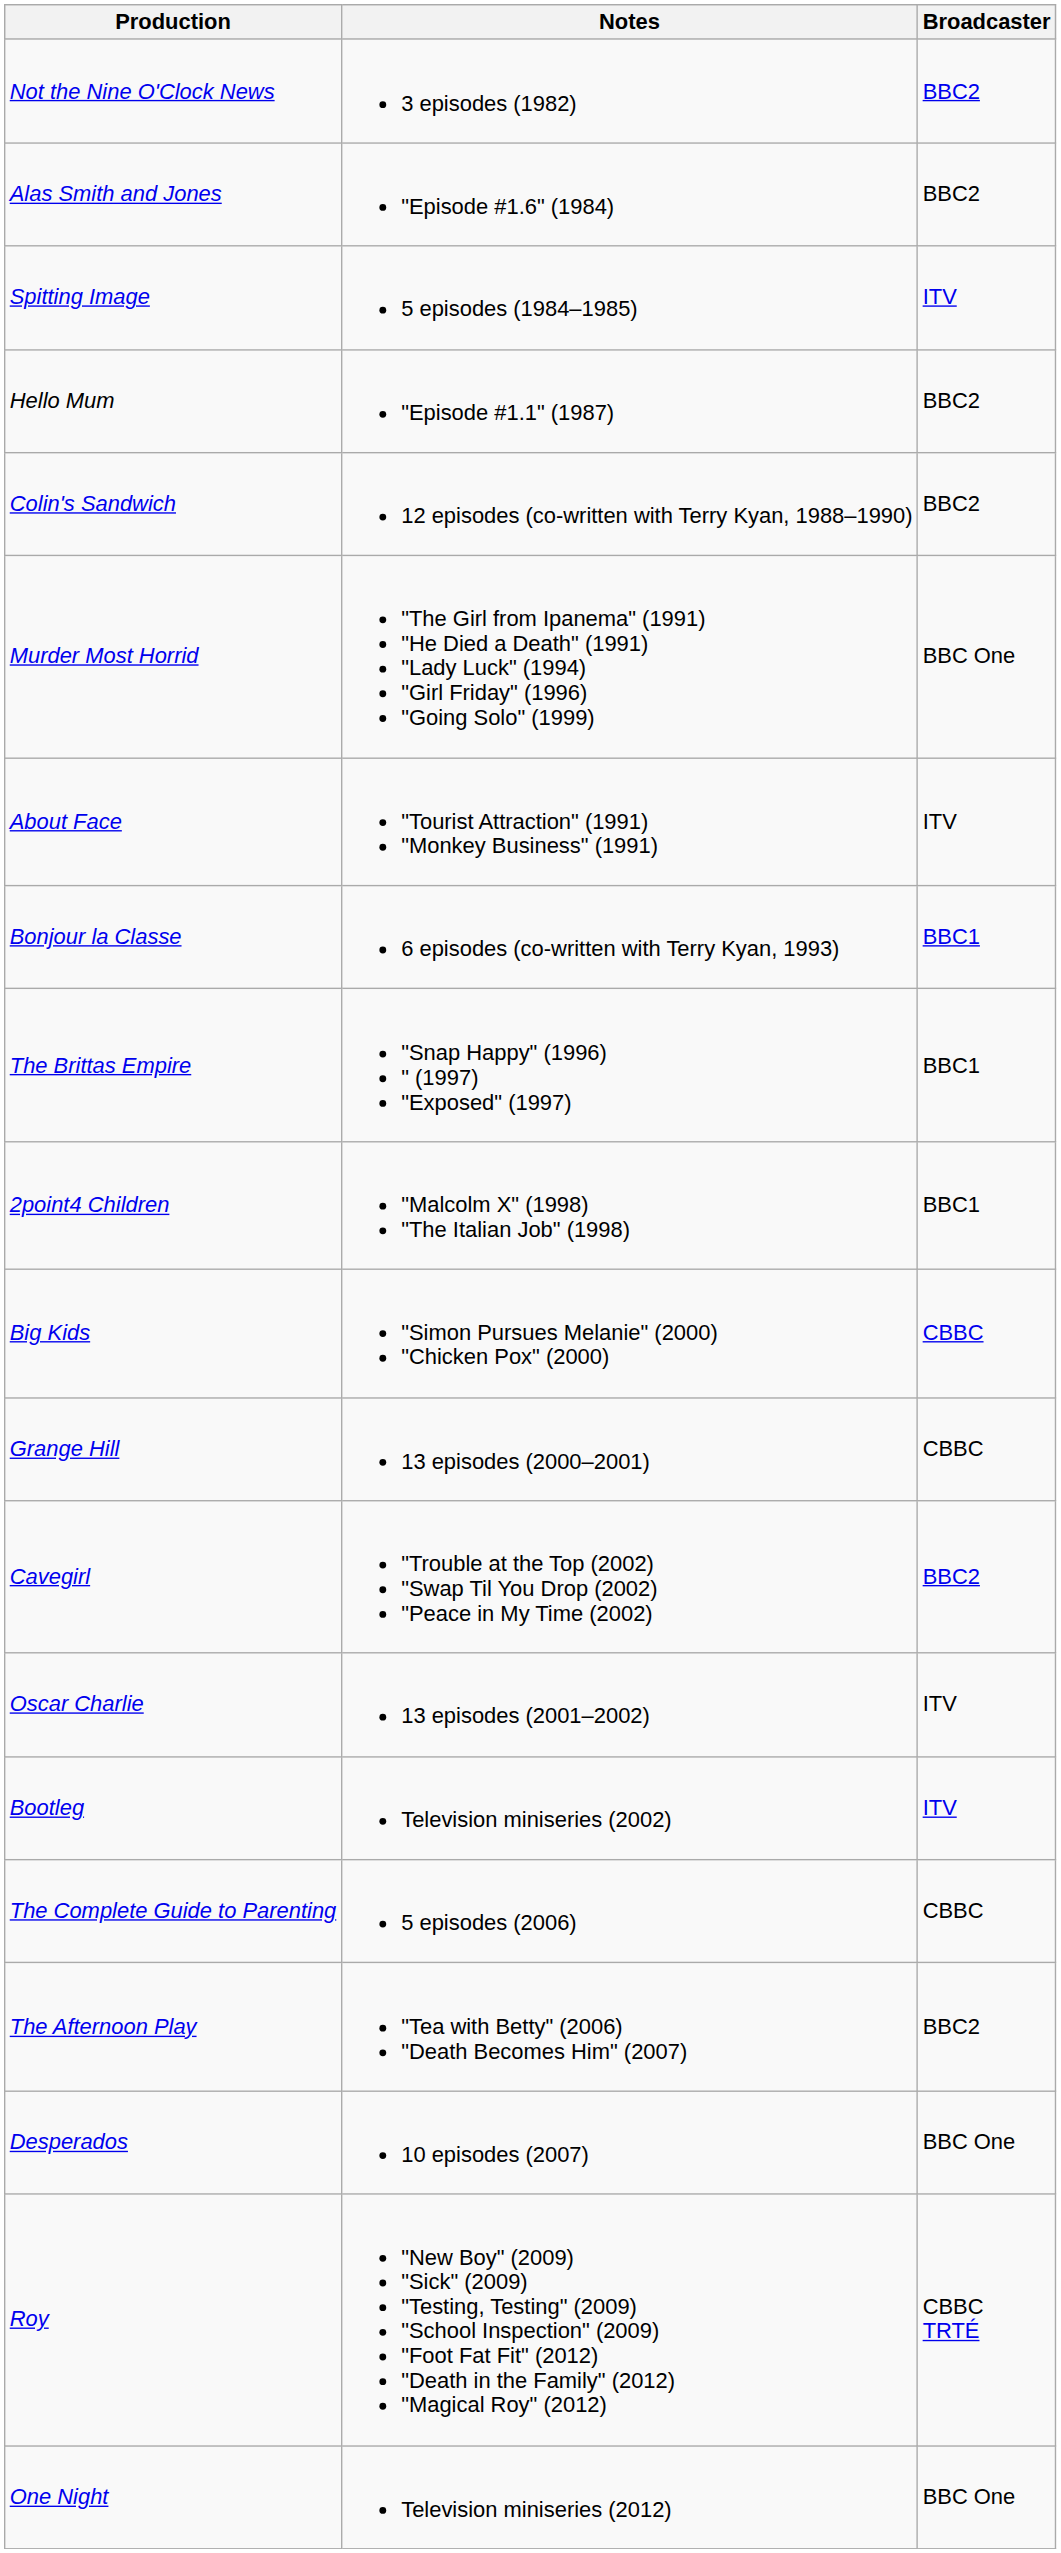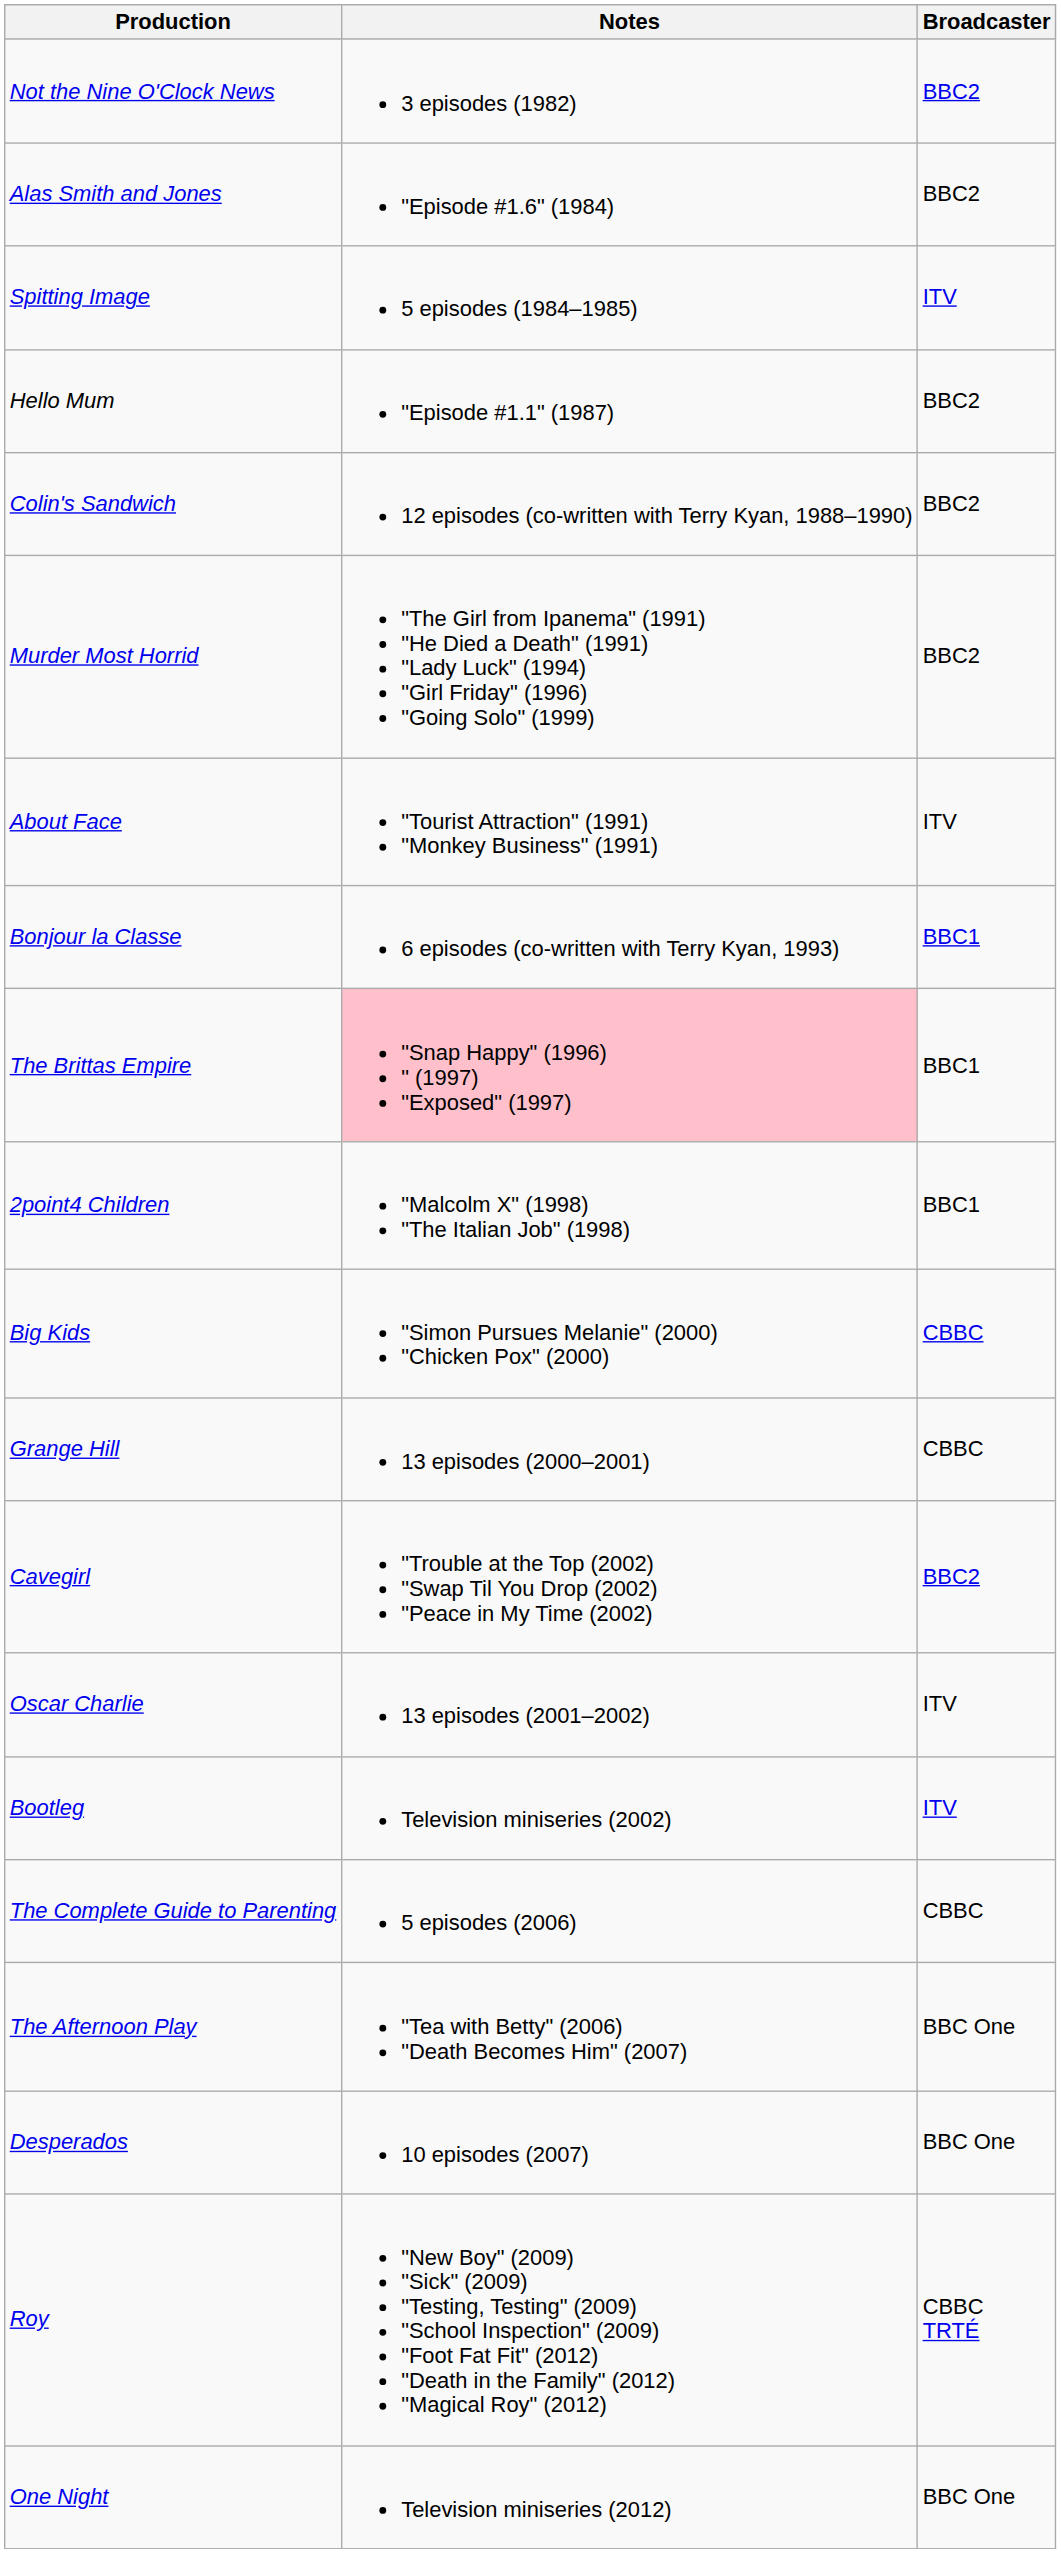(969, 656) BBC One -> (951, 656) BBC2
(629, 1077) no background -> (629, 1077) pink background
(951, 2026) BBC2 -> (969, 2026) BBC One
